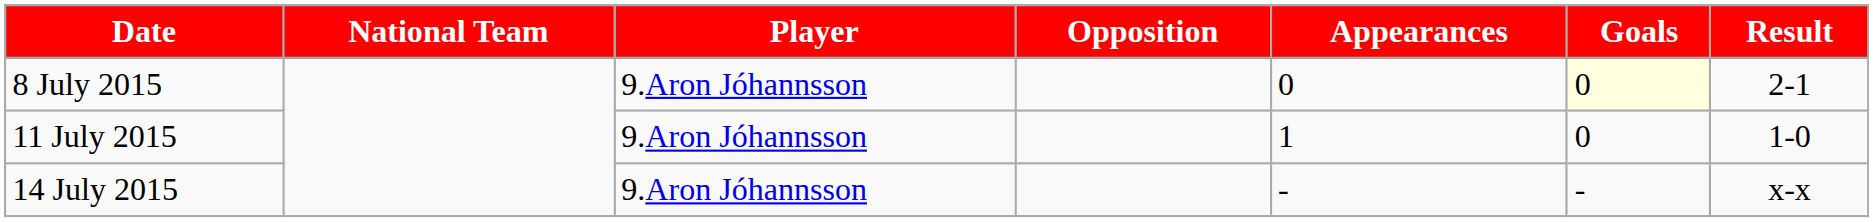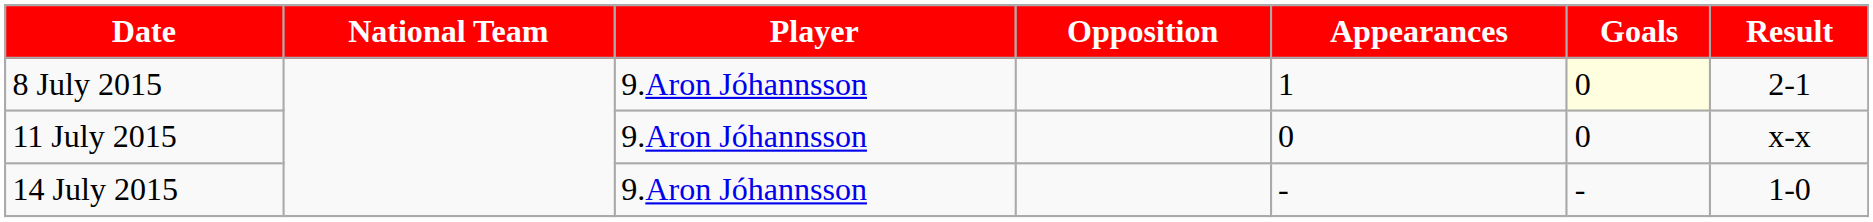(1286, 84) 0 -> (1286, 84) 1
(1286, 136) 1 -> (1286, 136) 0
(1790, 136) 1-0 -> (1790, 136) x-x
(1790, 189) x-x -> (1790, 189) 1-0
